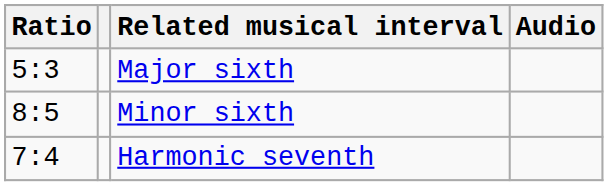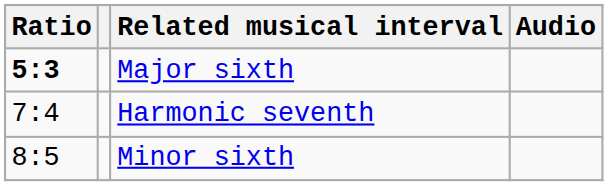(36, 70) normal -> (36, 70) bold
rows swapped: (246, 158) <-> (206, 114)
